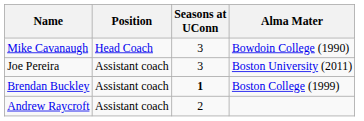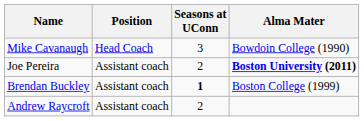(200, 67) 3 -> (200, 67) 2
(292, 67) normal -> (294, 67) bold
